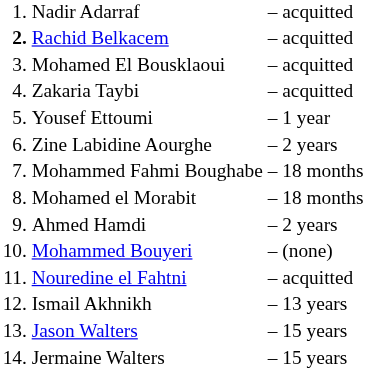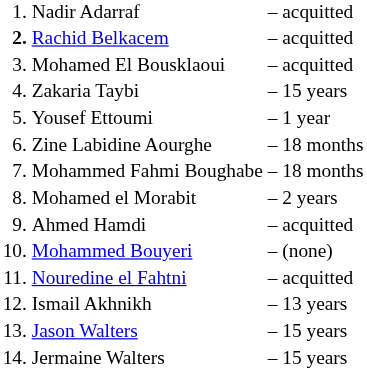(310, 91) – acquitted -> (308, 91) – 15 years
(303, 144) – 2 years -> (316, 144) – 18 months
(316, 197) – 18 months -> (303, 197) – 2 years
(303, 224) – 2 years -> (310, 224) – acquitted
